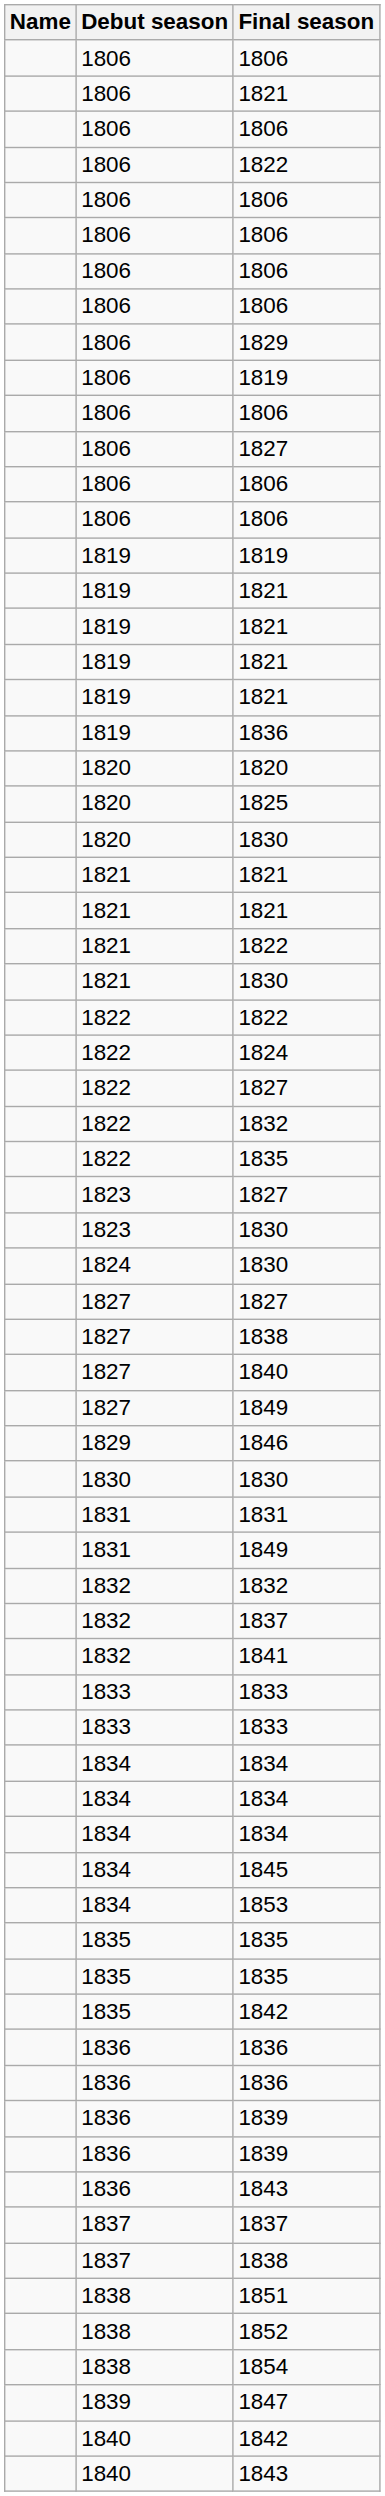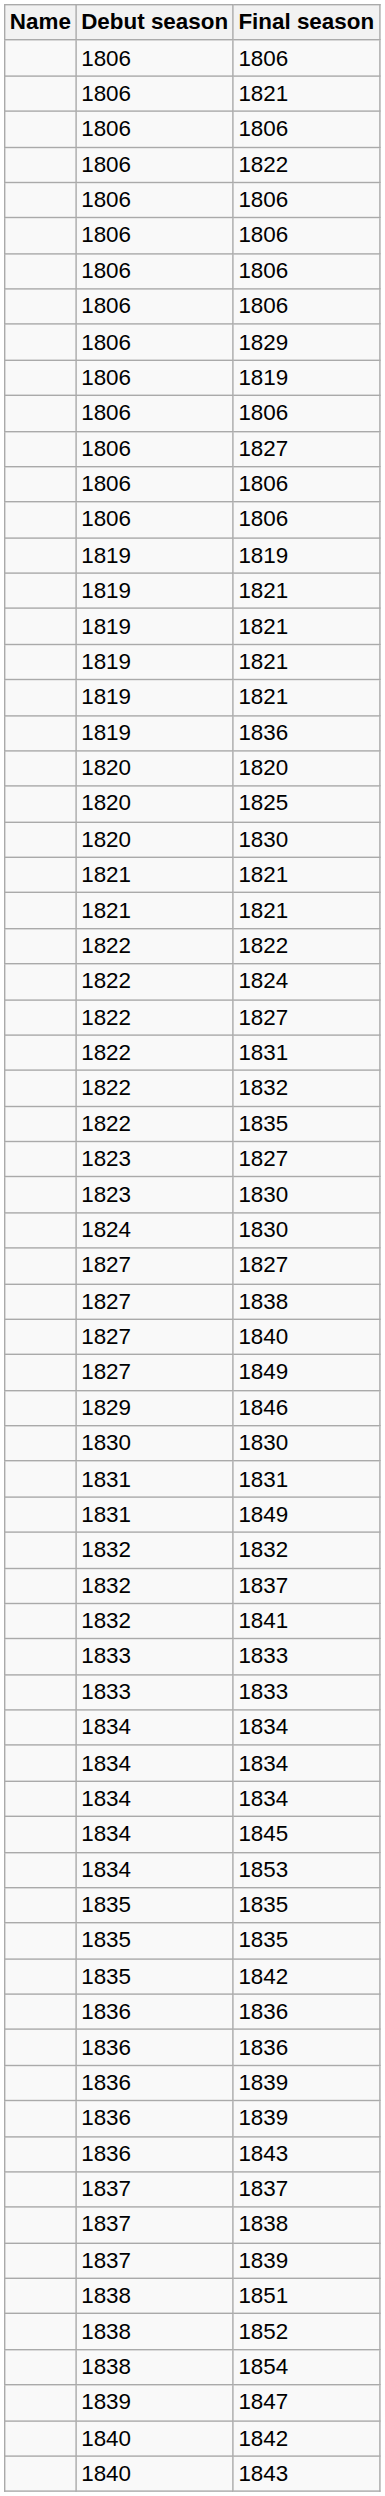- row: (106, 945)
- row: (106, 981)
+ row: (106, 1052)
+ row: (106, 2260)
